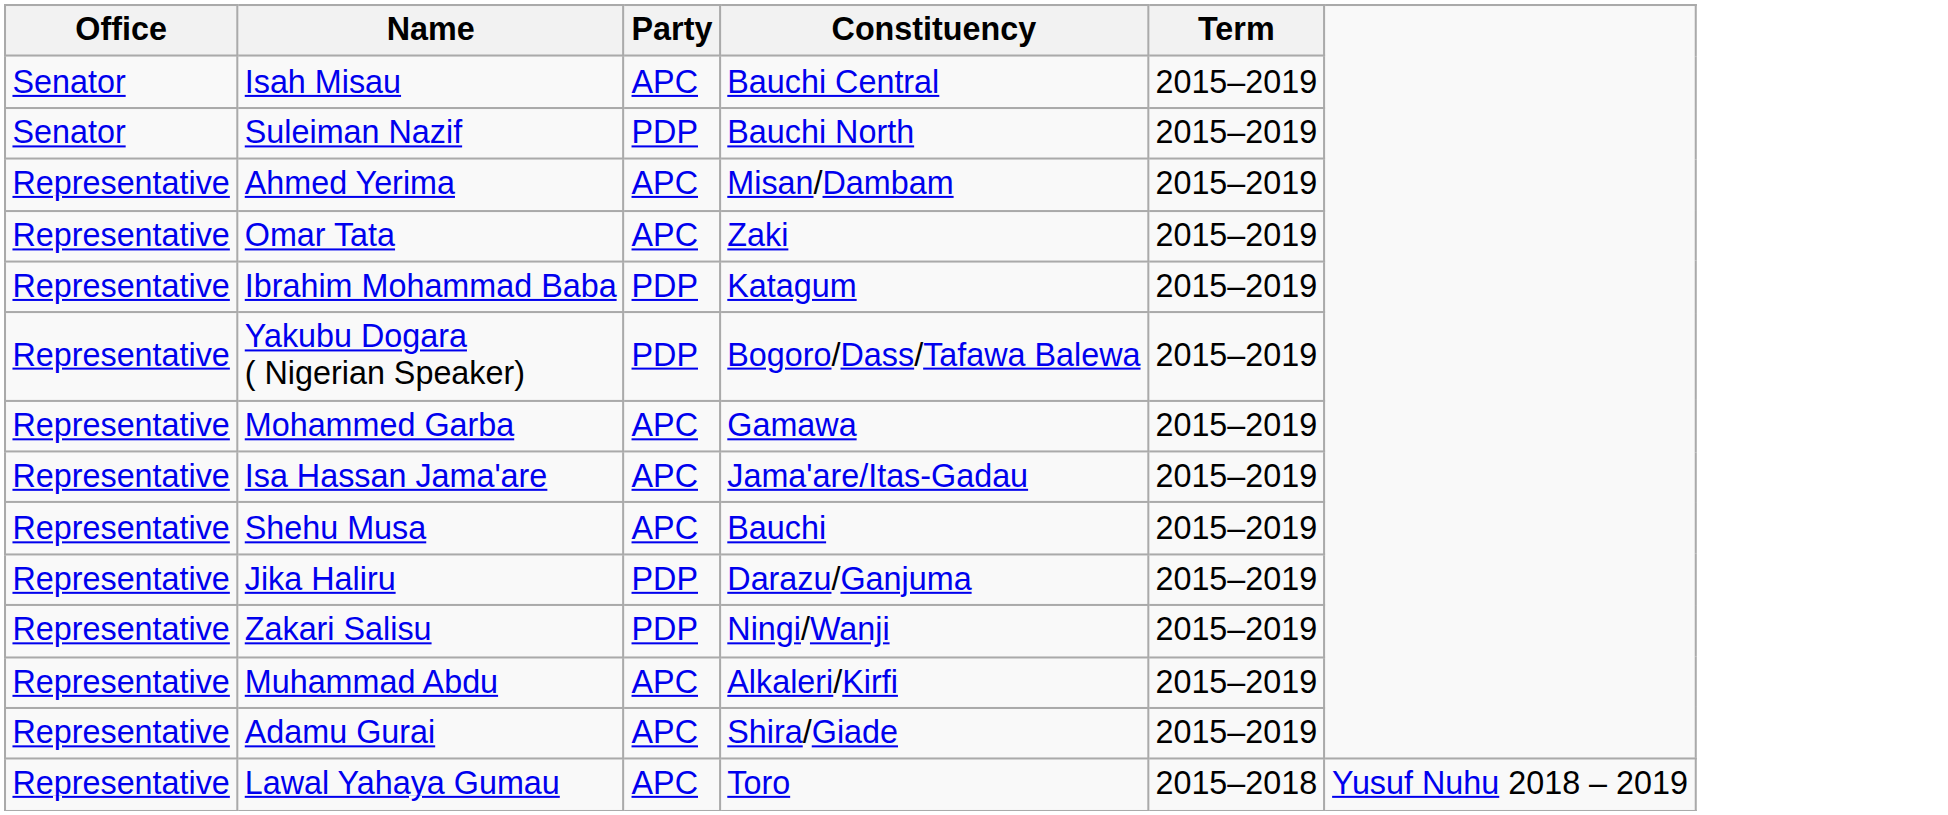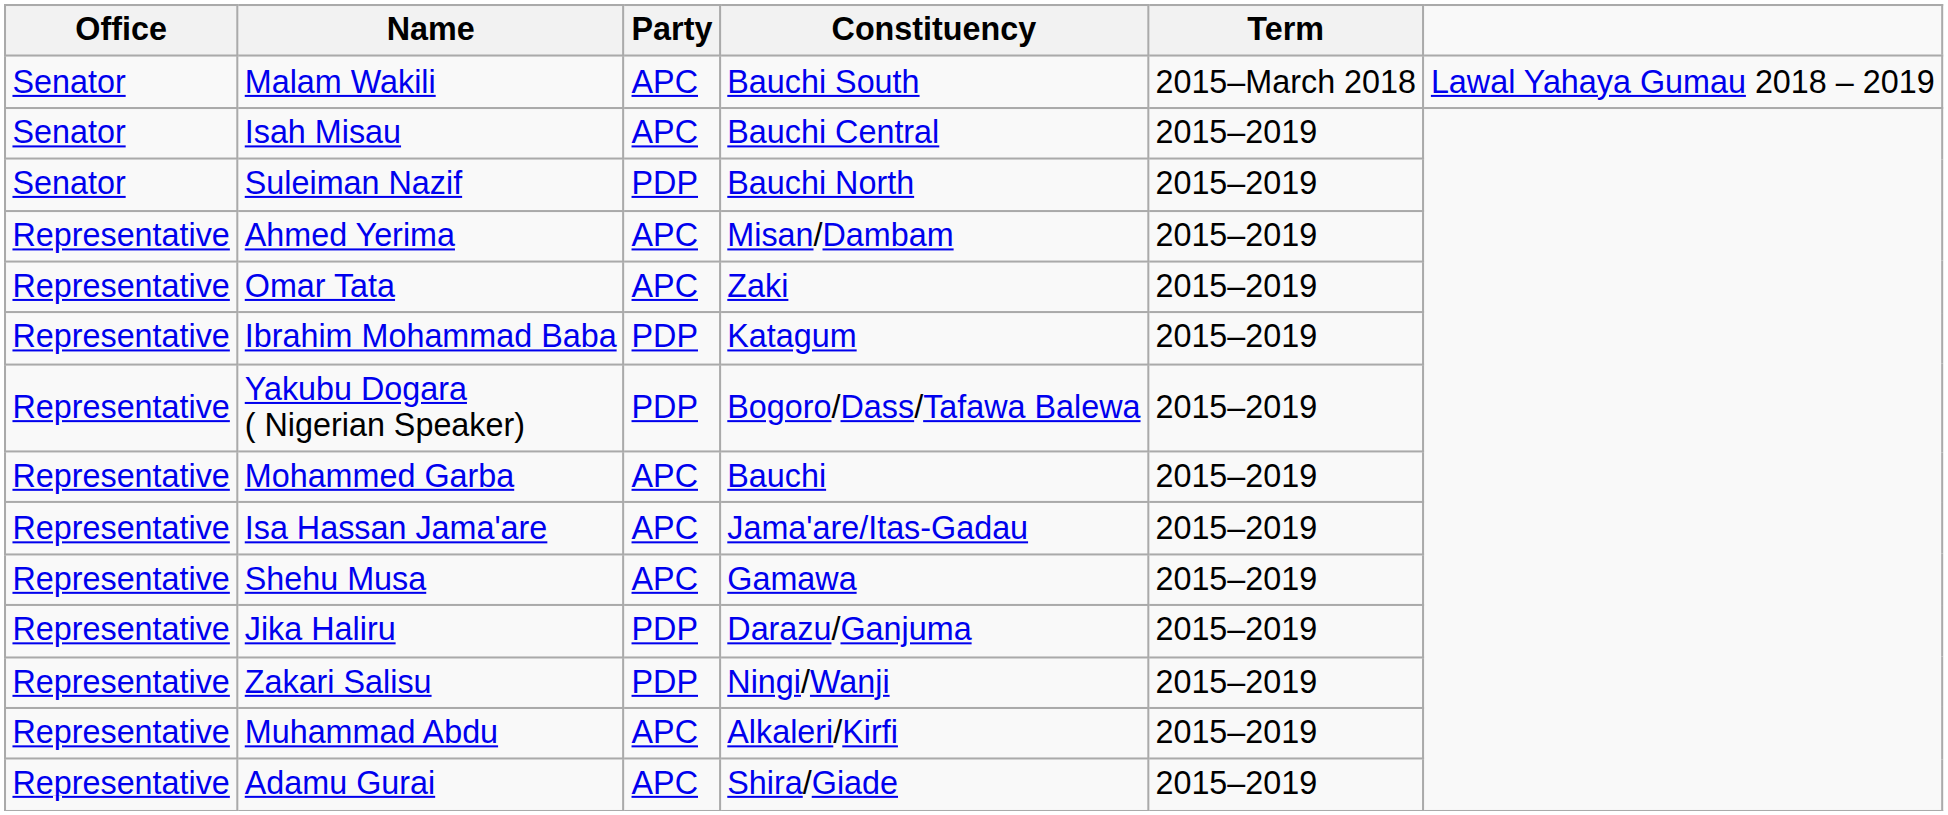+ row: (340, 81)
(792, 425) Gamawa -> (777, 476) Bauchi
(777, 527) Bauchi -> (792, 579) Gamawa
- row: (402, 784)
